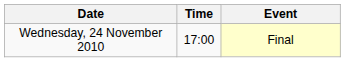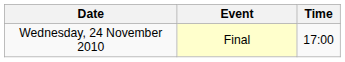columns swapped: (199, 14) <-> (281, 14)
